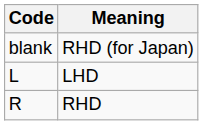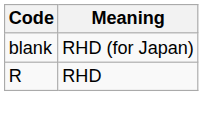- row: (80, 76)
